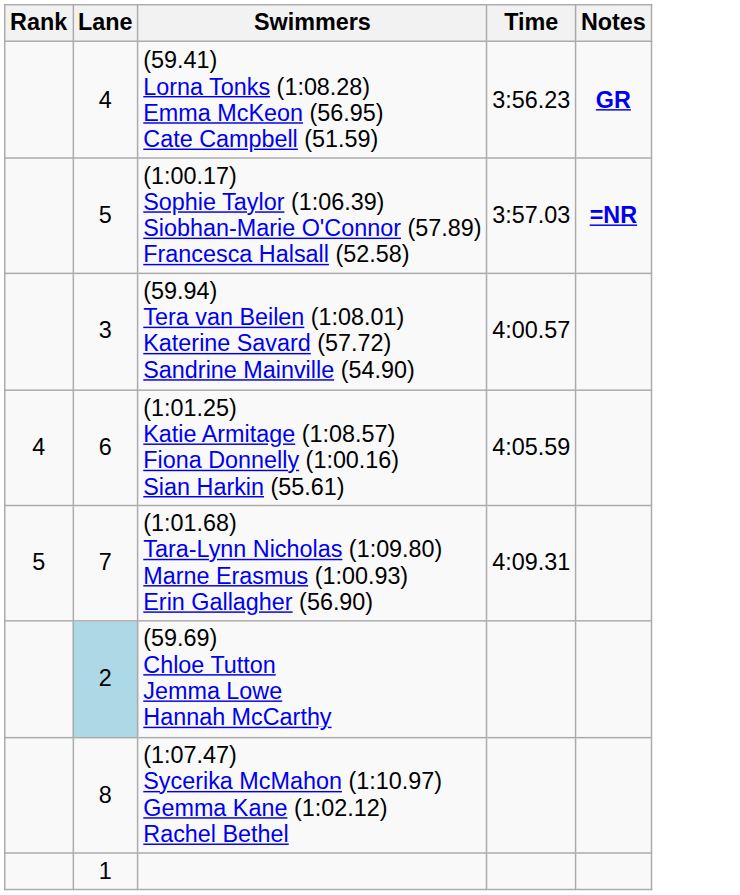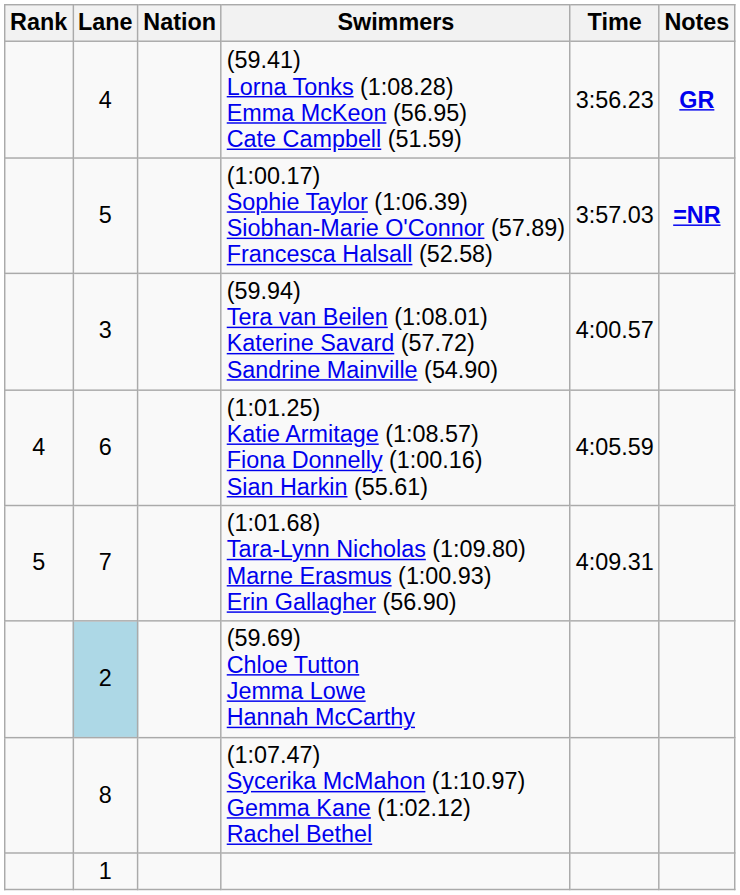+ column: (180, 23)
